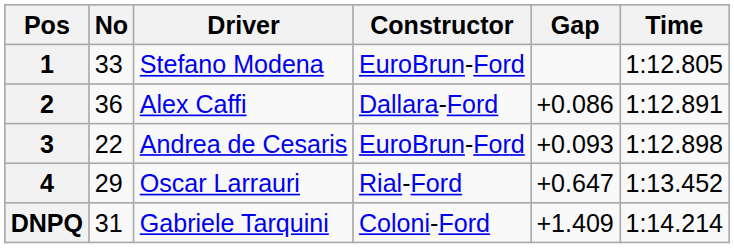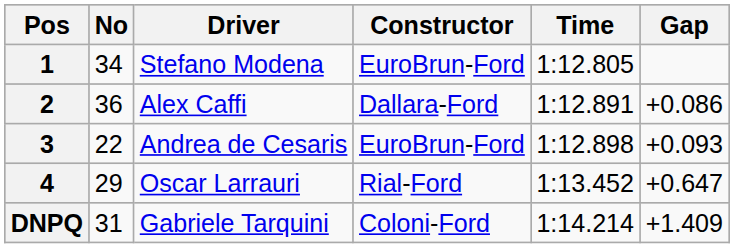columns swapped: (674, 25) <-> (575, 25)
(109, 65) 33 -> (109, 65) 34
